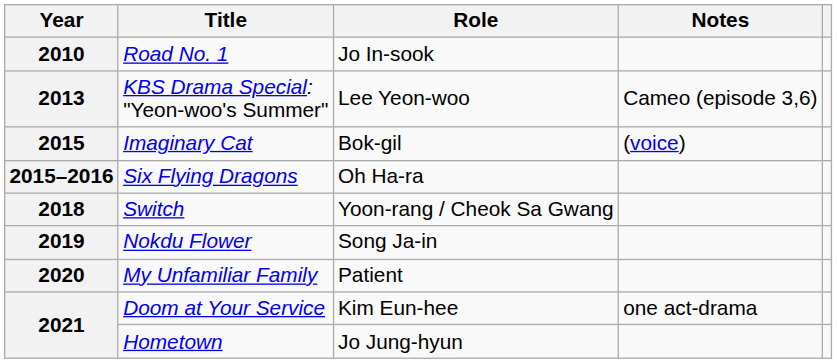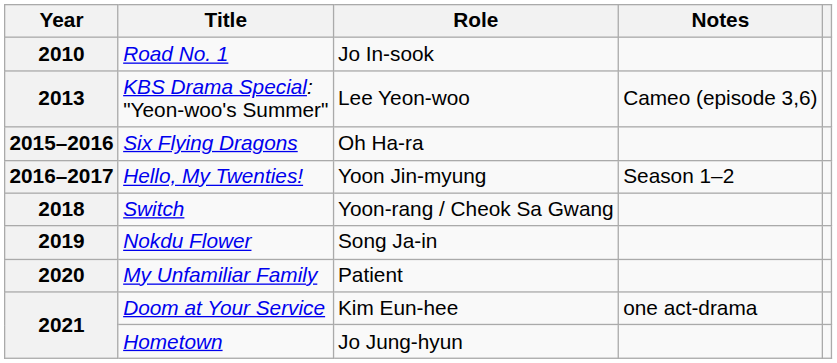- row: (62, 143)
+ row: (62, 176)
